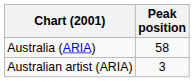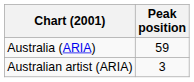(162, 47) 58 -> (162, 47) 59
